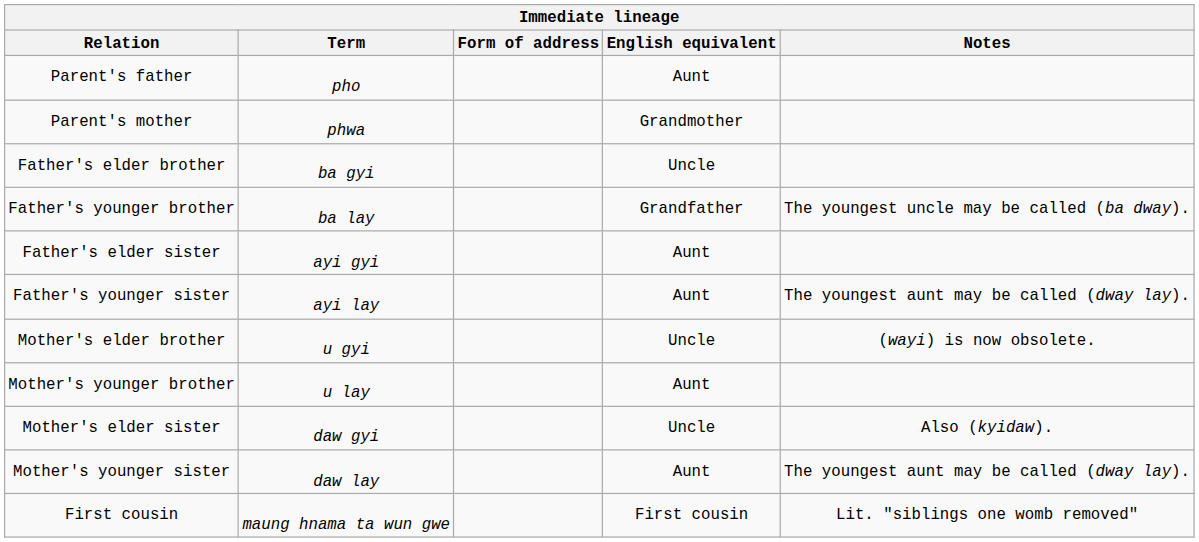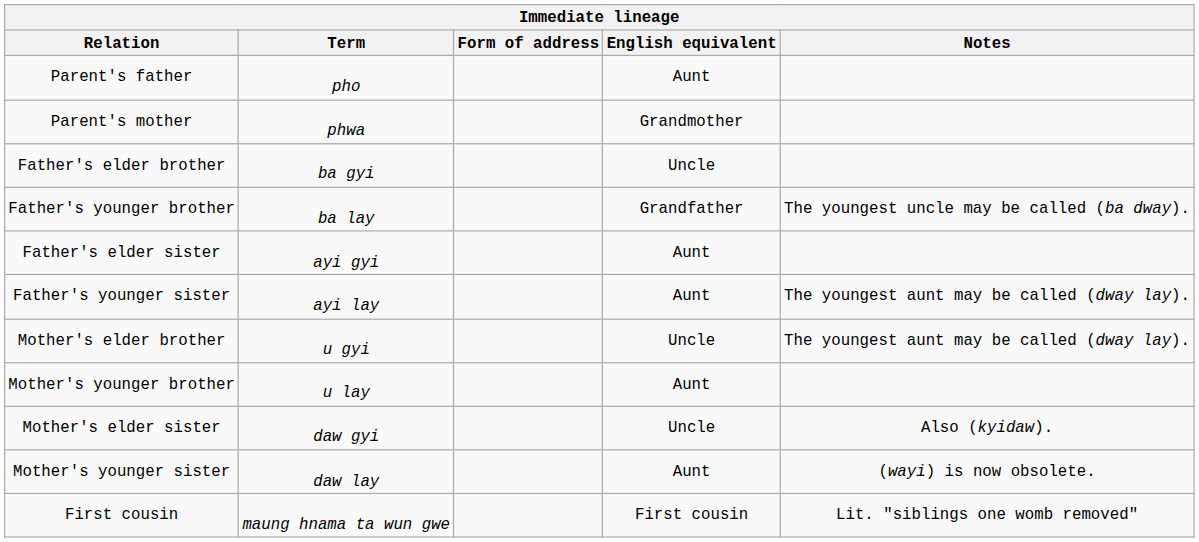(987, 340) (wayi) is now obsolete. -> (987, 340) The youngest aunt may be called (dway lay).
(987, 472) The youngest aunt may be called (dway lay). -> (987, 472) (wayi) is now obsolete.
